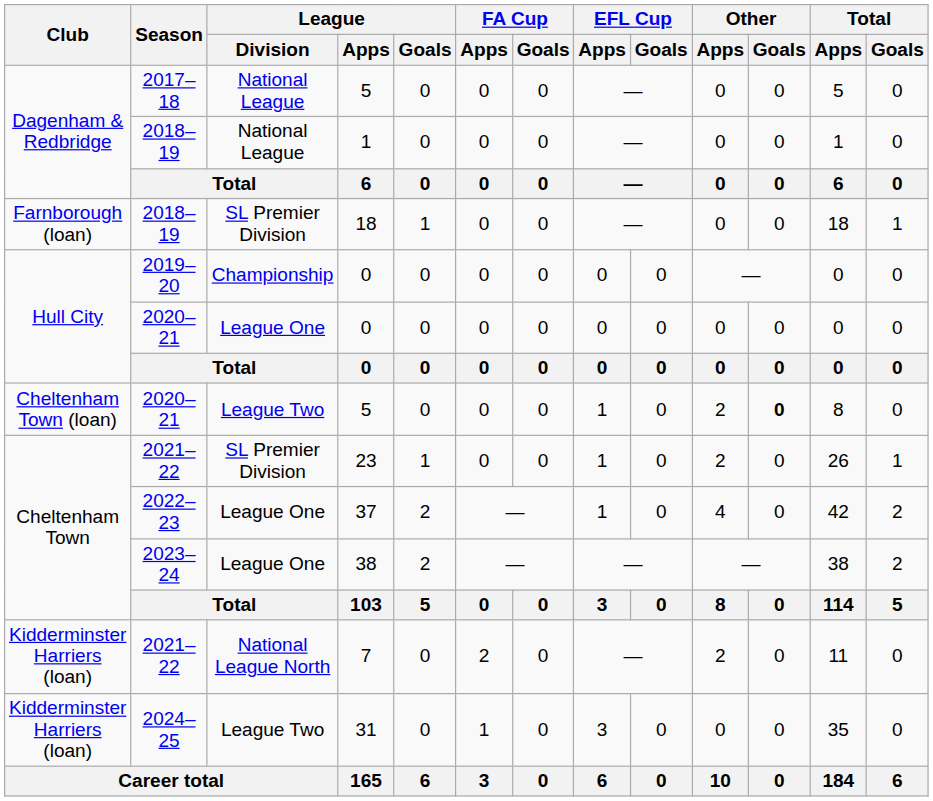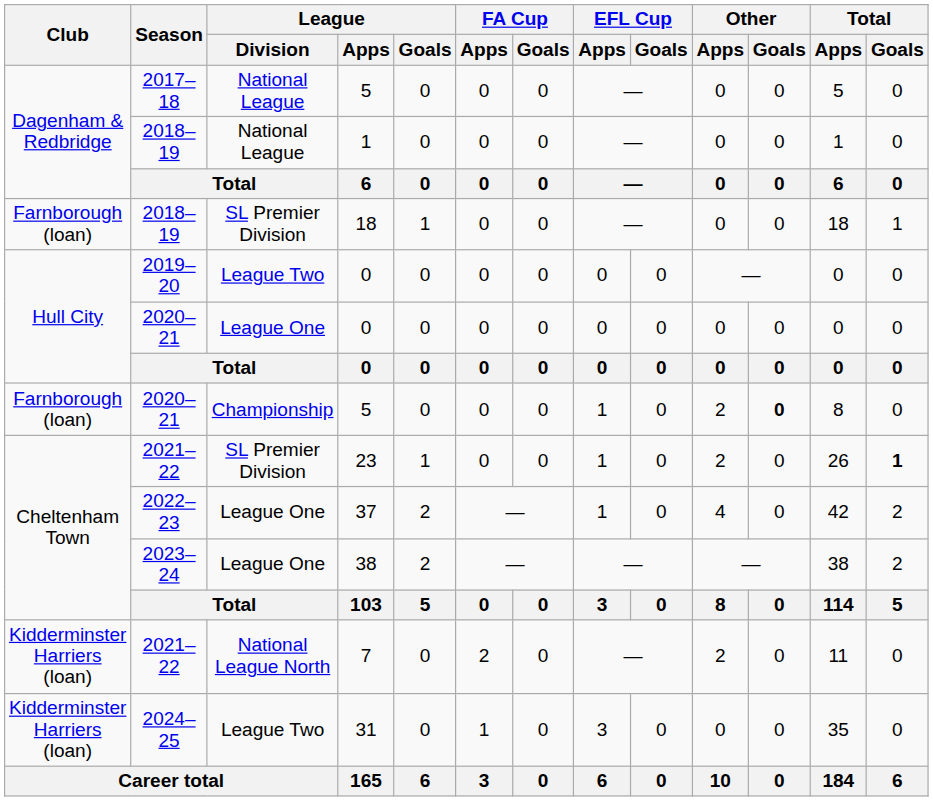(273, 275) Championship -> (273, 275) League Two
(68, 409) Cheltenham Town (loan) -> (68, 409) Farnborough (loan)
(273, 409) League Two -> (273, 409) Championship
(897, 460) normal -> (897, 460) bold
